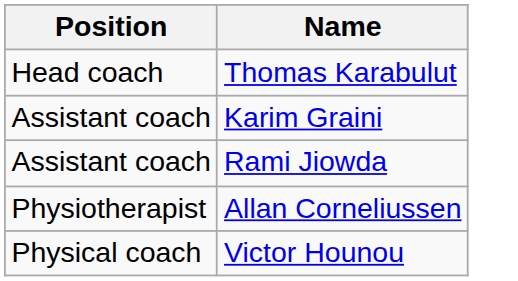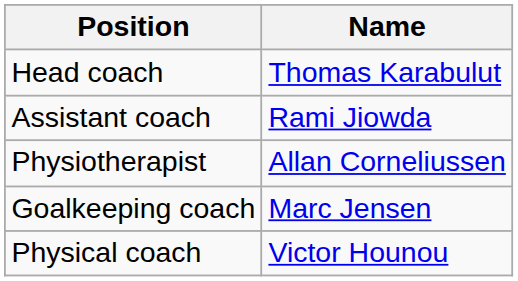- row: (303, 117)
+ row: (350, 207)
